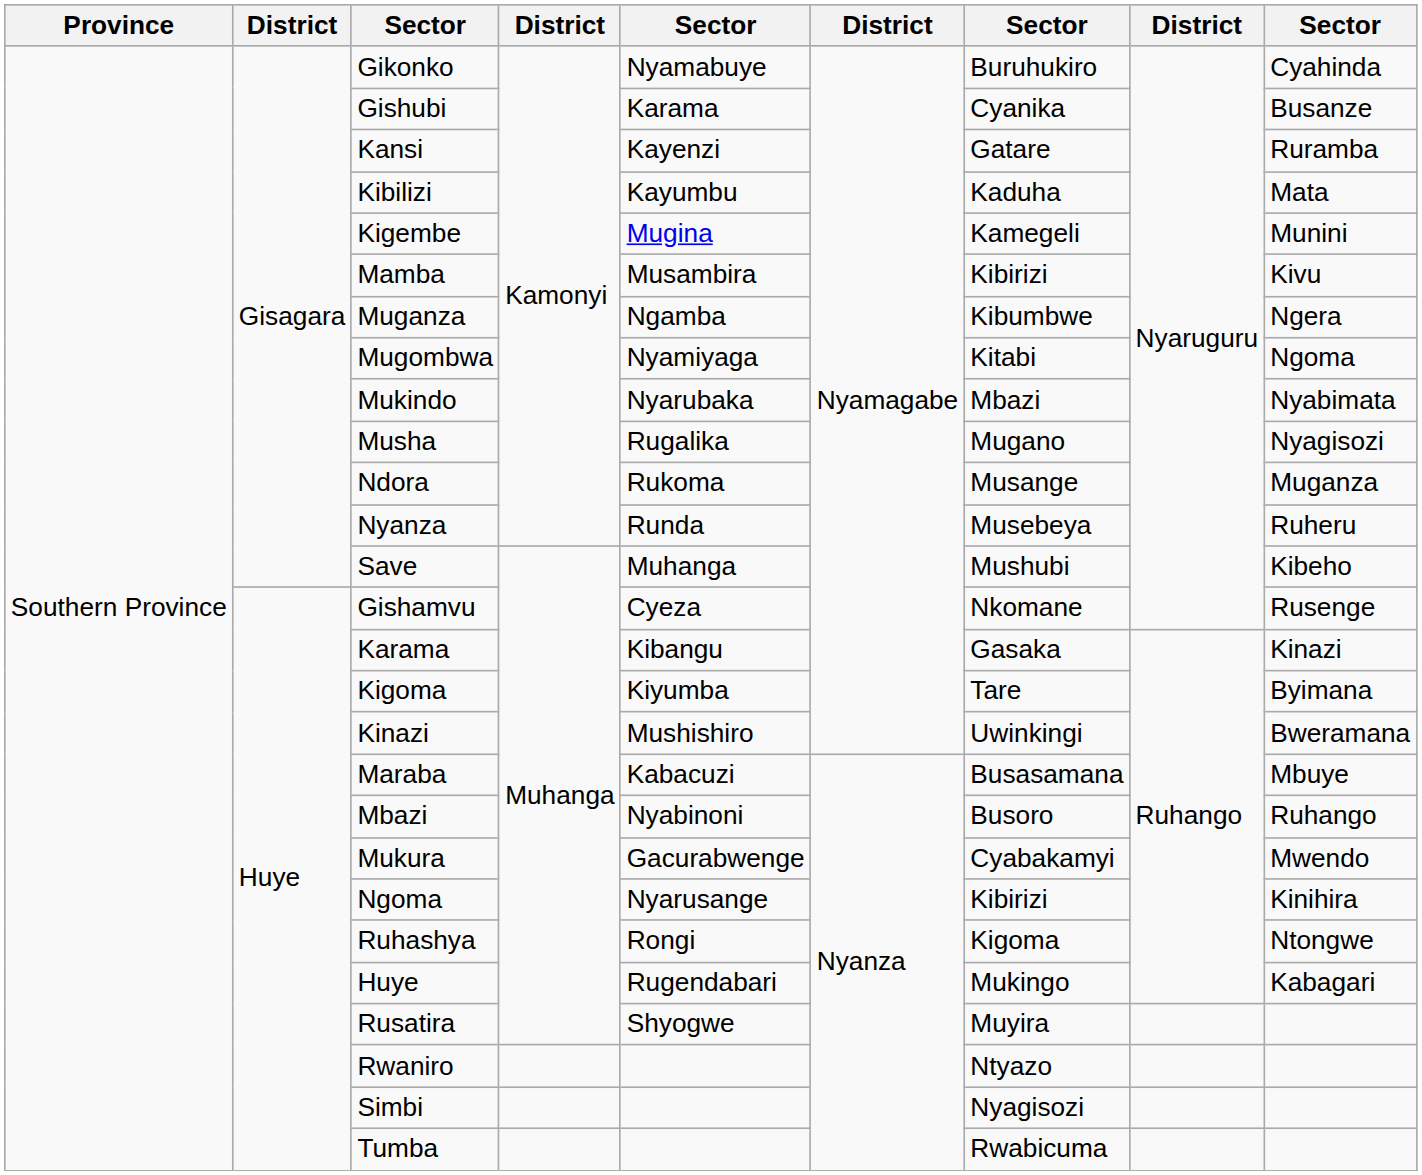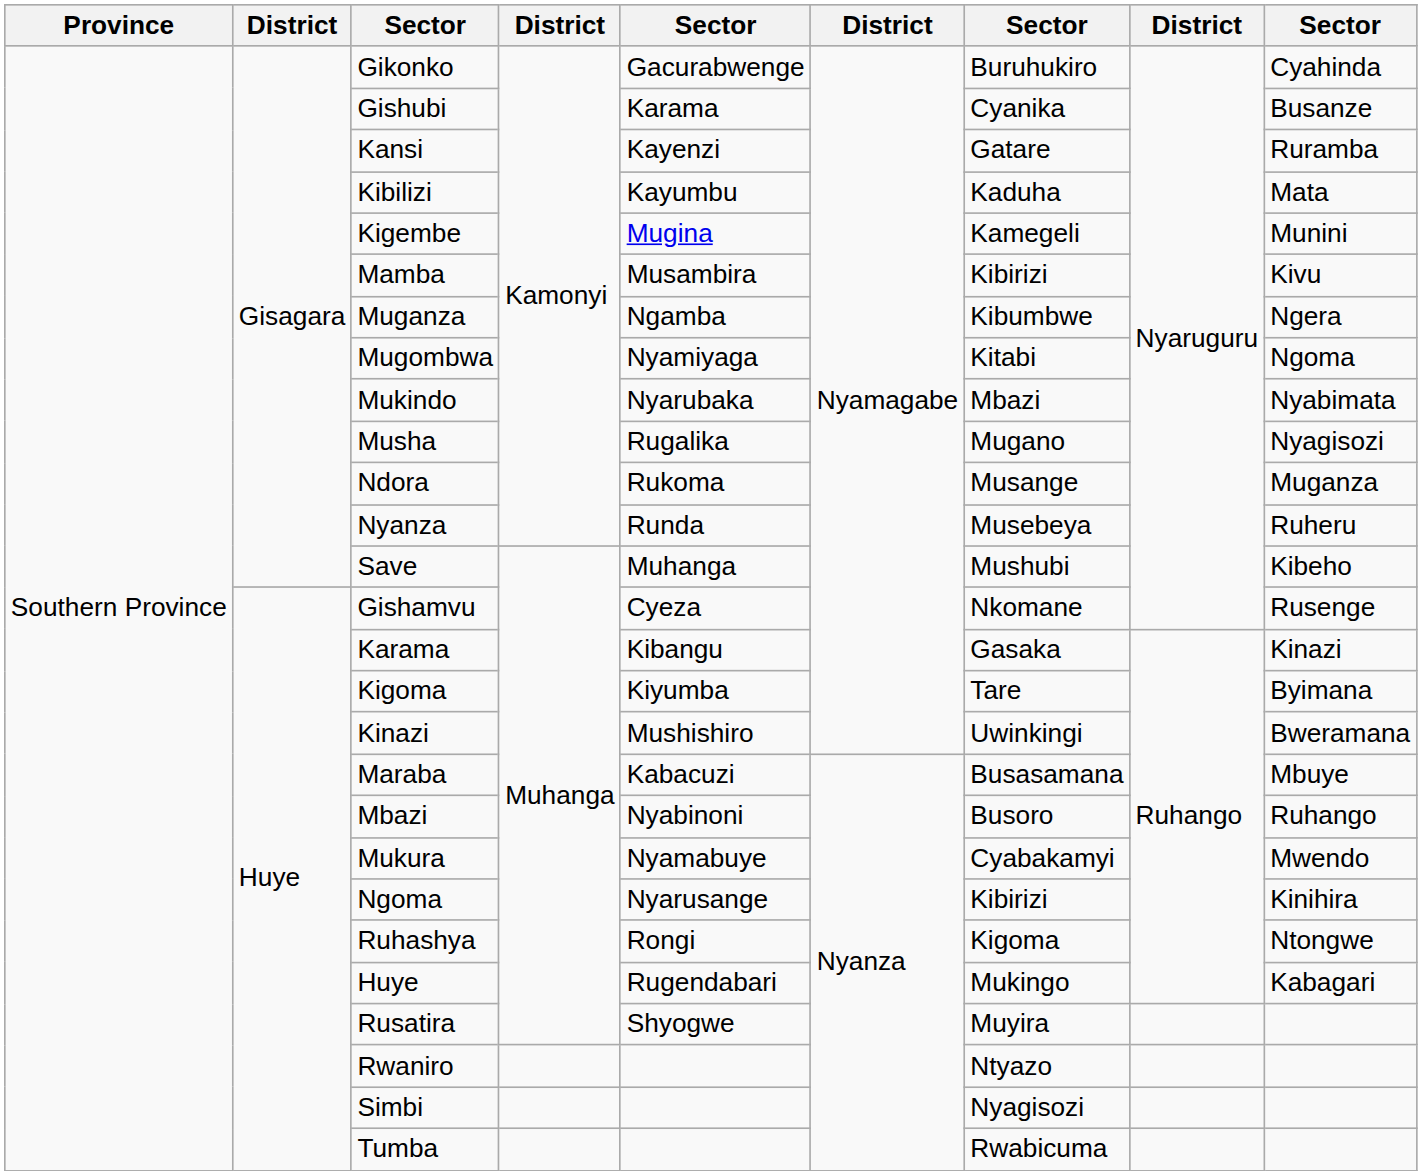(697, 66) Nyamabuye -> (716, 66) Gacurabwenge
(716, 857) Gacurabwenge -> (697, 857) Nyamabuye
